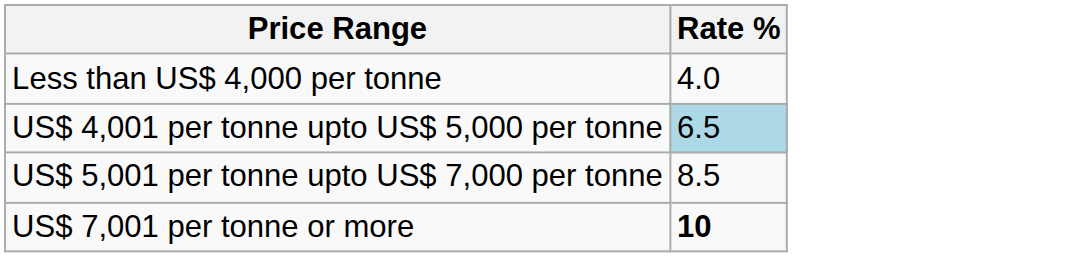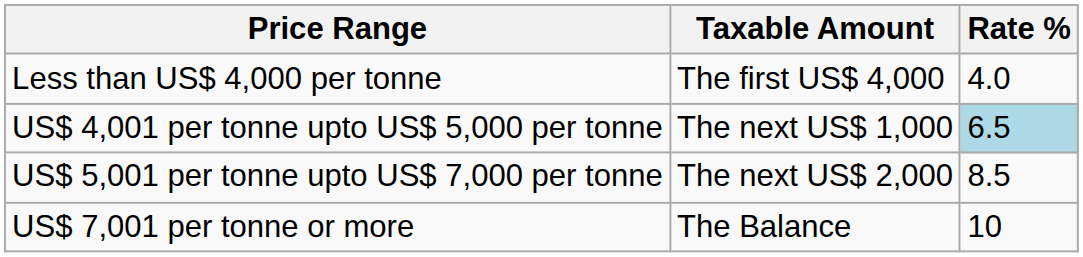+ column: (815, 29)
(694, 226) bold -> (985, 226) normal
